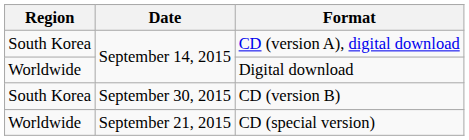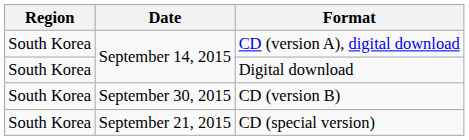(45, 69) Worldwide -> (50, 69) South Korea
(45, 122) Worldwide -> (50, 122) South Korea
